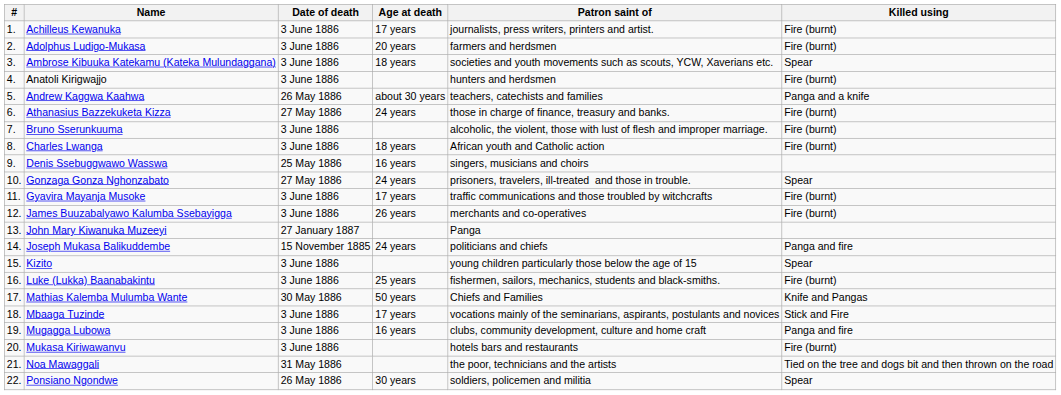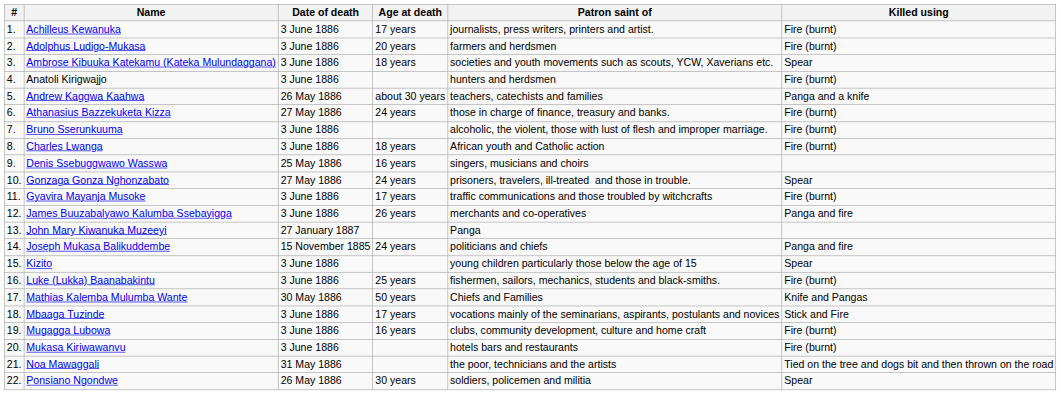(810, 213) Fire (burnt) -> (819, 213) Panga and fire
(819, 331) Panga and fire -> (810, 331) Fire (burnt)
